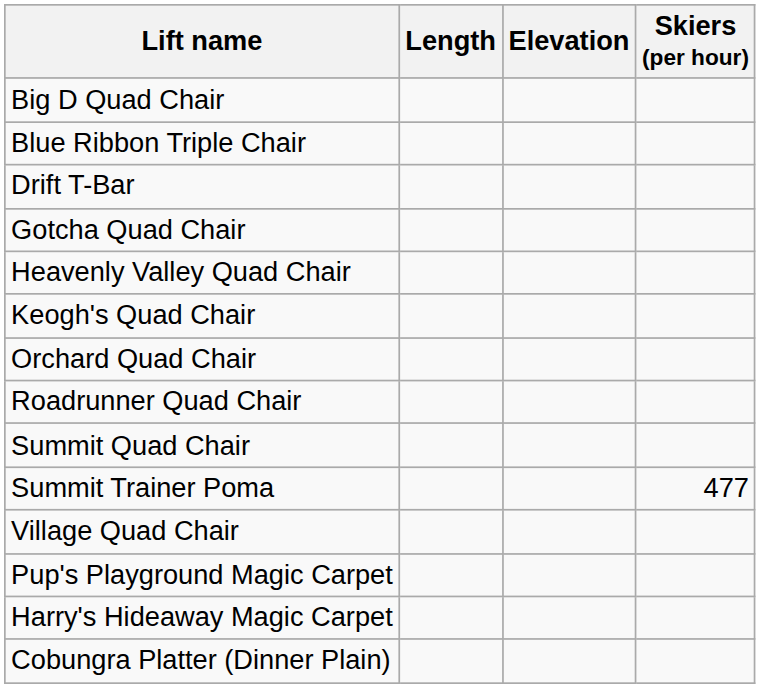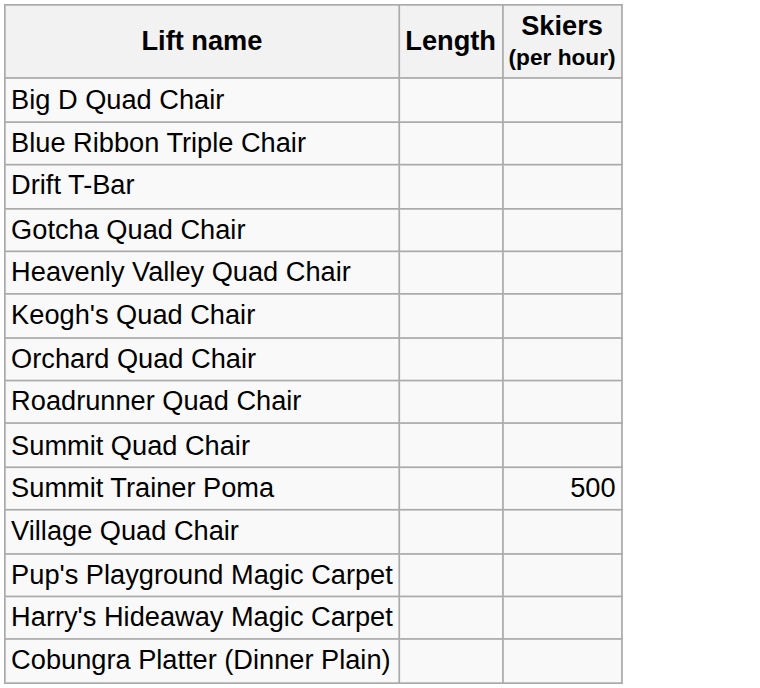- column: (569, 41)
(726, 488) 477 -> (593, 488) 500
